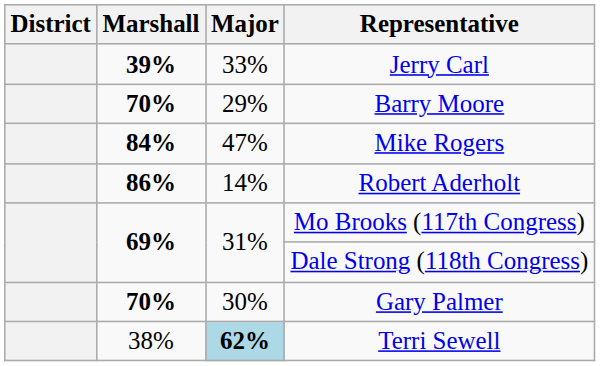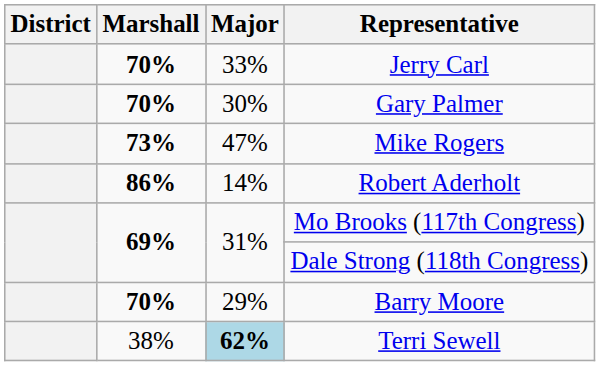(151, 63) 39% -> (151, 63) 70%
rows swapped: (439, 103) <-> (439, 301)
(151, 143) 84% -> (151, 143) 73%
